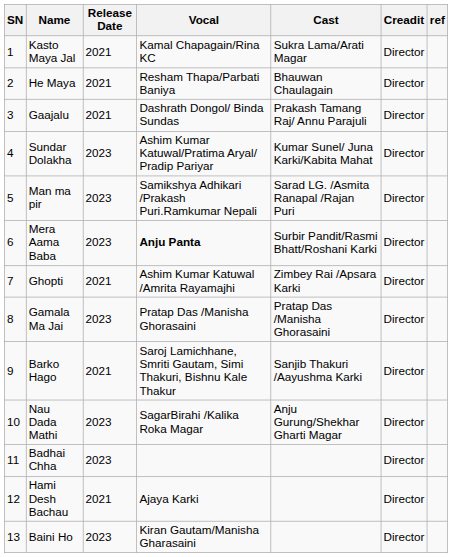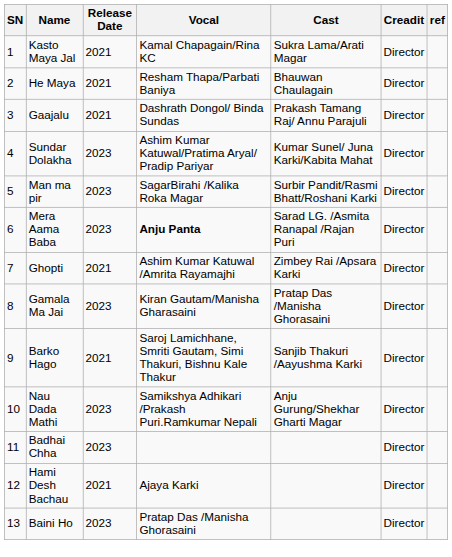(198, 198) Samikshya Adhikari /Prakash Puri.Ramkumar Nepali -> (189, 191) SagarBirahi /Kalika Roka Magar
(321, 198) Sarad LG. /Asmita Ranapal /Rajan Puri -> (326, 191) Surbir Pandit/Rasmi Bhatt/Roshani Karki
(326, 243) Surbir Pandit/Rasmi Bhatt/Roshani Karki -> (321, 230) Sarad LG. /Asmita Ranapal /Rajan Puri
(194, 319) Pratap Das /Manisha Ghorasaini -> (199, 306) Kiran Gautam/Manisha Gharasaini
(189, 422) SagarBirahi /Kalika Roka Magar -> (198, 409) Samikshya Adhikari /Prakash Puri.Ramkumar Nepali
(199, 537) Kiran Gautam/Manisha Gharasaini -> (194, 523) Pratap Das /Manisha Ghorasaini
